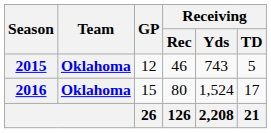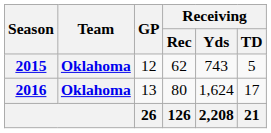(179, 66) 46 -> (179, 66) 62
(149, 90) 15 -> (149, 90) 13
(216, 90) 1,524 -> (216, 90) 1,624
